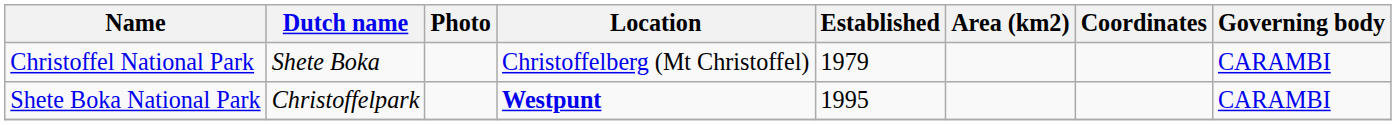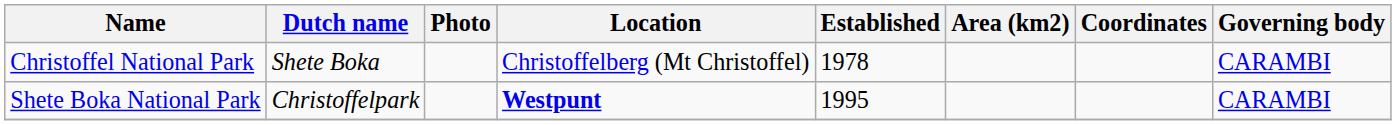(845, 61) 1979 -> (845, 61) 1978
